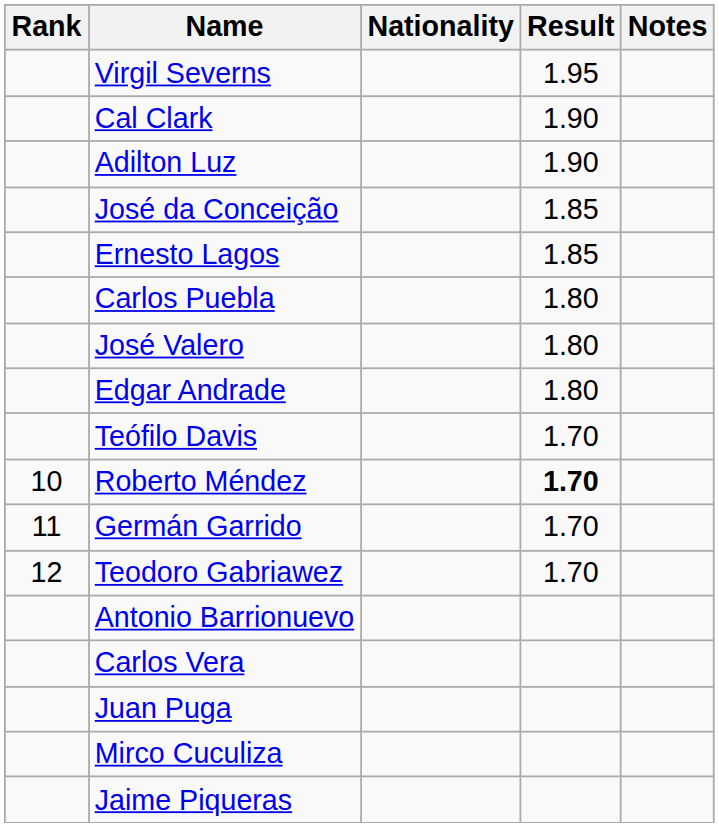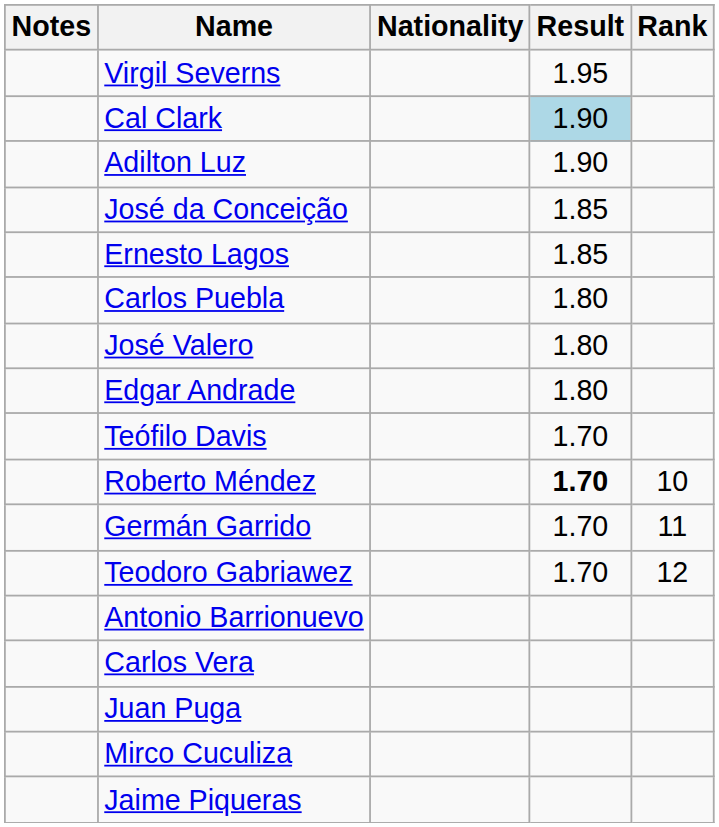columns swapped: (47, 27) <-> (668, 27)
(571, 118) no background -> (580, 118) lightblue background
